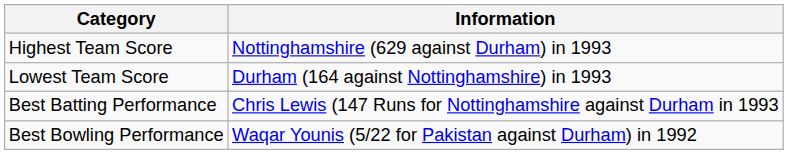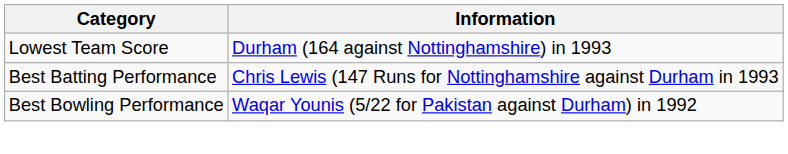- row: (91, 47)
